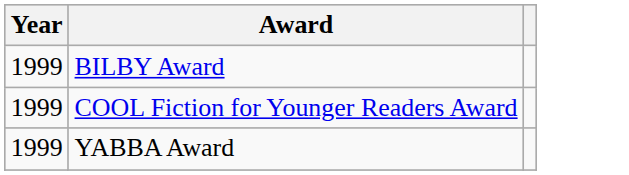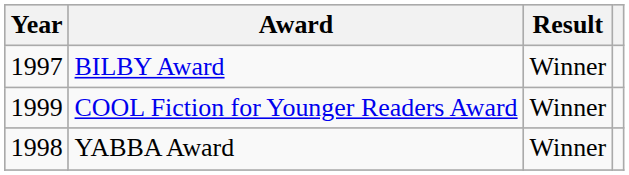+ column: (568, 25)
(37, 66) 1999 -> (37, 66) 1997
(37, 148) 1999 -> (37, 148) 1998
